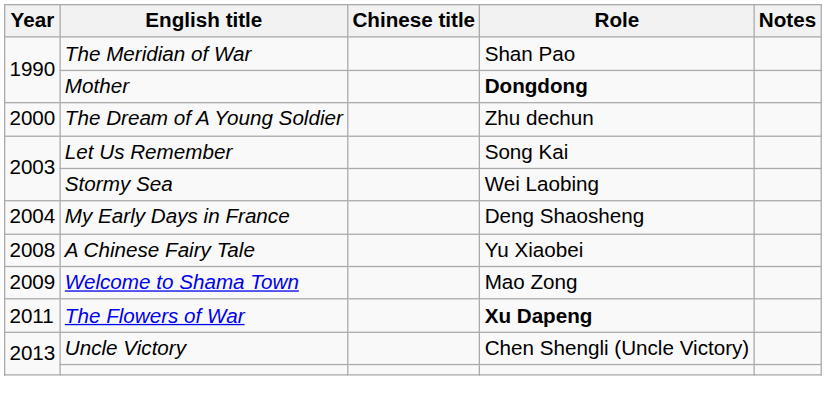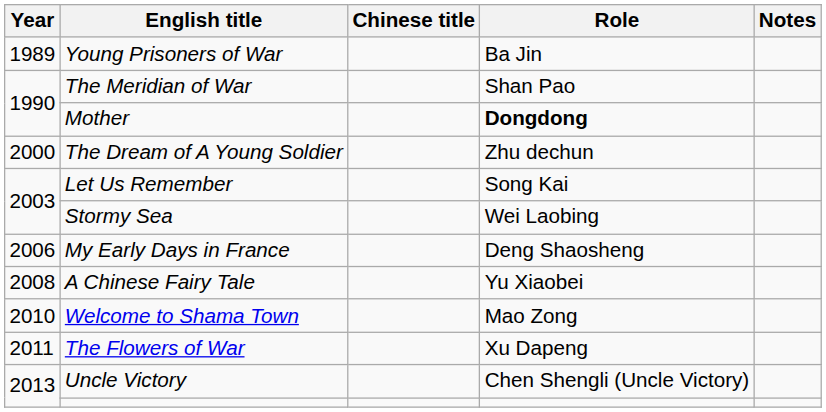+ row: (174, 53)
(32, 217) 2004 -> (32, 250) 2006
(32, 282) 2009 -> (32, 315) 2010
(539, 315) bold -> (536, 348) normal
